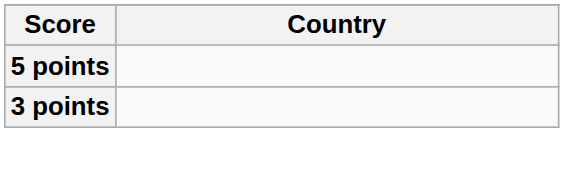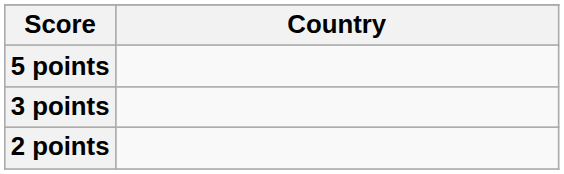+ row: (60, 147)
